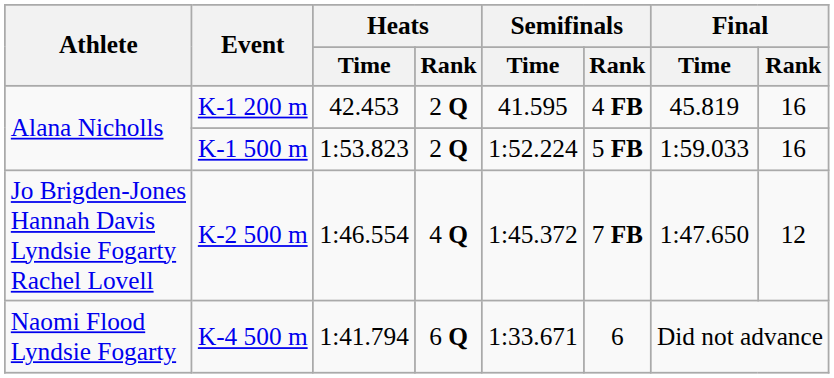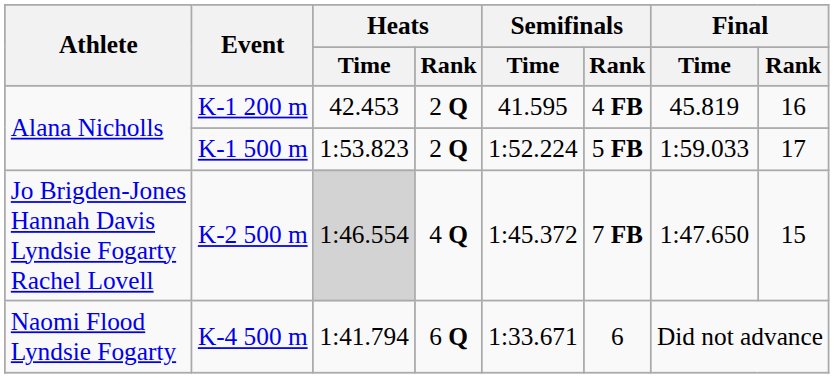(793, 148) 16 -> (793, 148) 17
(364, 235) no background -> (364, 235) lightgrey background
(793, 235) 12 -> (793, 235) 15
